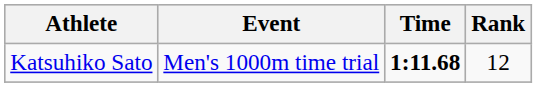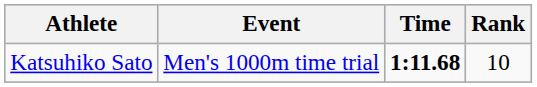(498, 62) 12 -> (498, 62) 10
